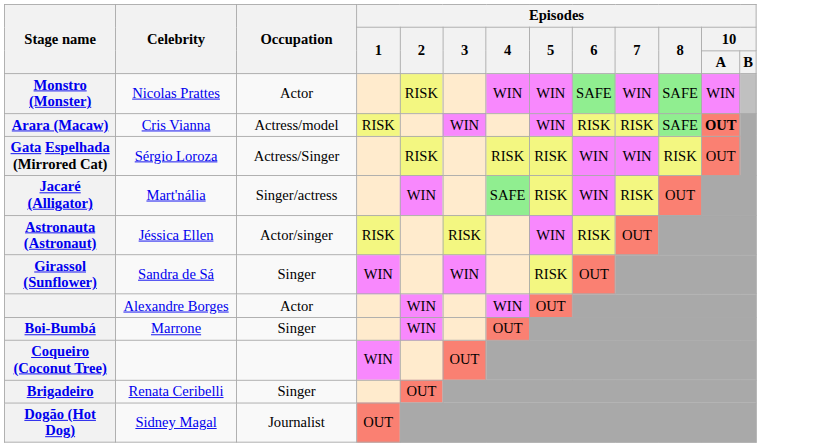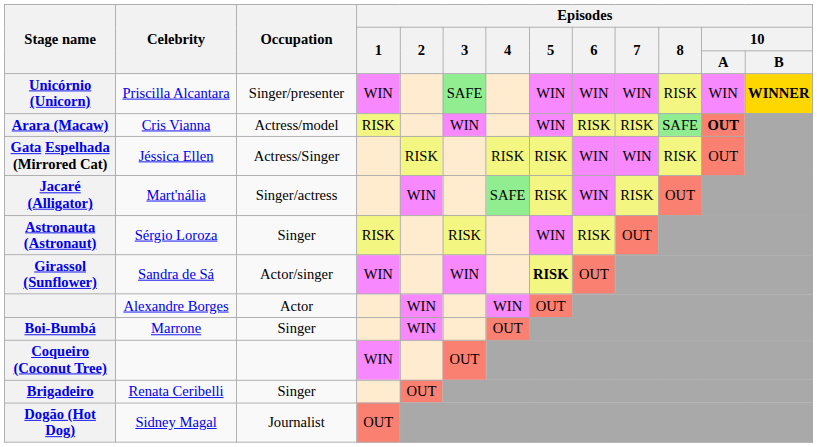+ row: (60, 93)
- row: (60, 93)
(176, 156) Sérgio Loroza -> (176, 156) Jéssica Ellen
(176, 235) Jéssica Ellen -> (176, 235) Sérgio Loroza
(297, 235) Actor/singer -> (297, 235) Singer
(297, 274) Singer -> (297, 274) Actor/singer
(551, 274) normal -> (551, 274) bold
